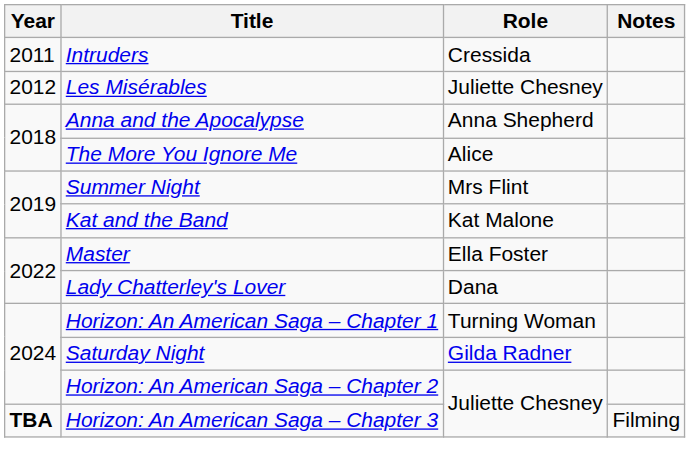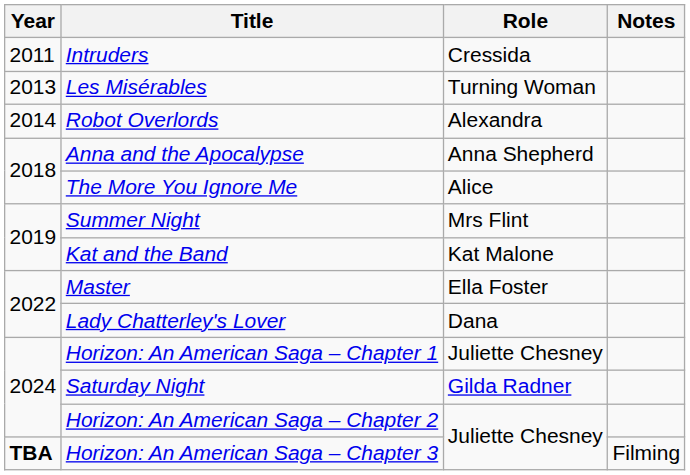(33, 87) 2012 -> (33, 87) 2013
(525, 87) Juliette Chesney -> (522, 87) Turning Woman
+ row: (142, 120)
(522, 320) Turning Woman -> (525, 353) Juliette Chesney
